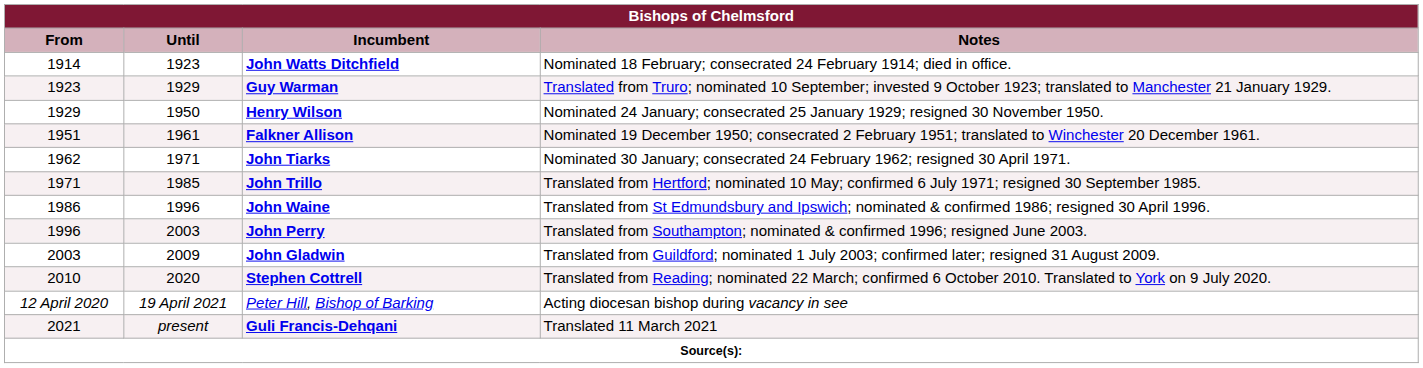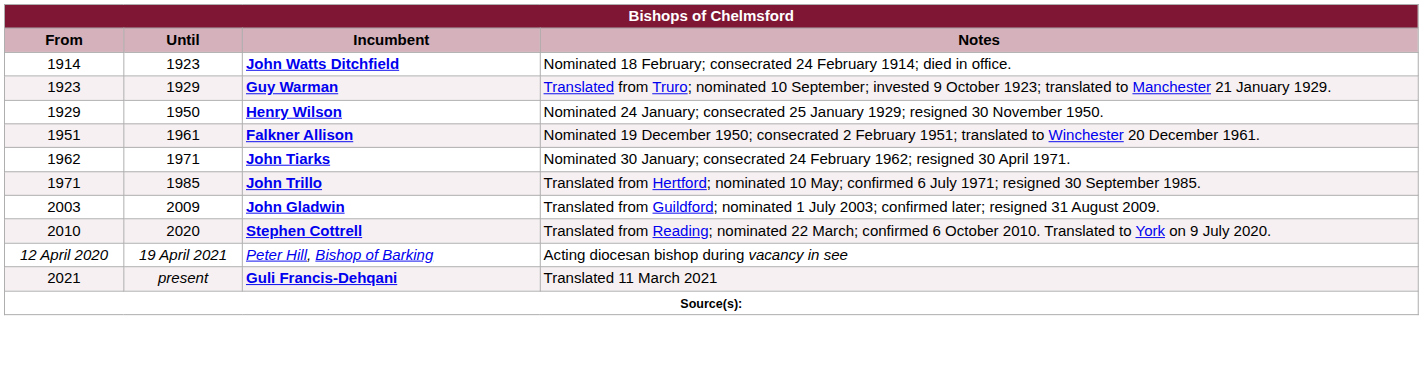- row: (288, 207)
- row: (285, 231)
